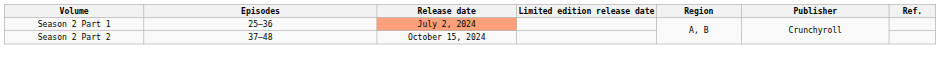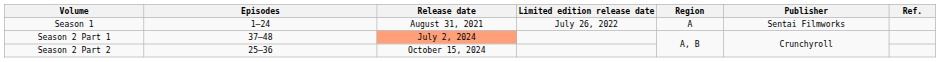+ row: (74, 24)
(260, 24) 25–36 -> (260, 37) 37–48
(260, 37) 37–48 -> (260, 50) 25–36
